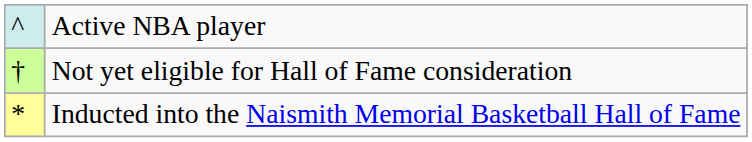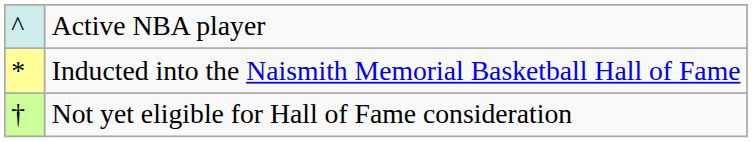rows swapped: (396, 114) <-> (312, 70)
